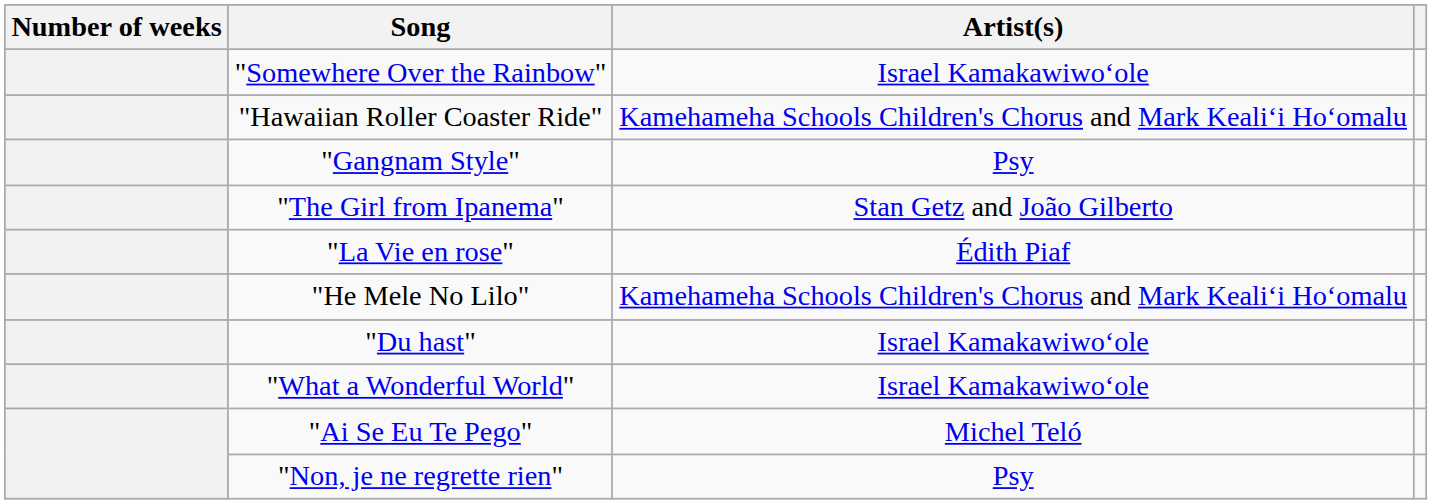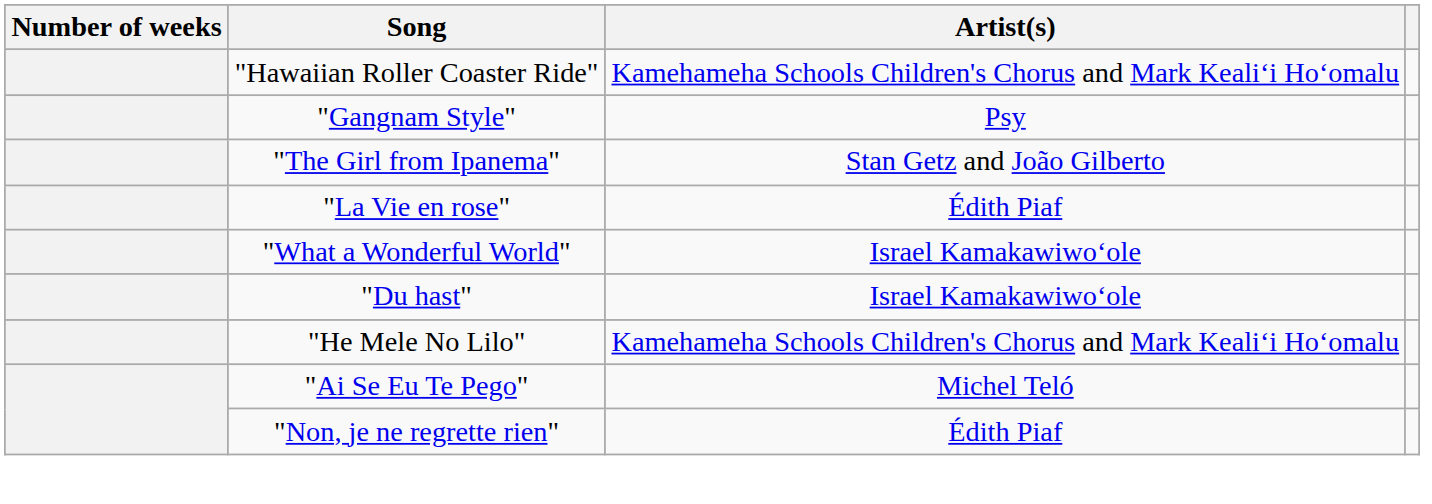- row: (421, 71)
rows swapped: (421, 296) <-> (421, 386)
(1013, 476) Psy -> (1005, 431) Édith Piaf
